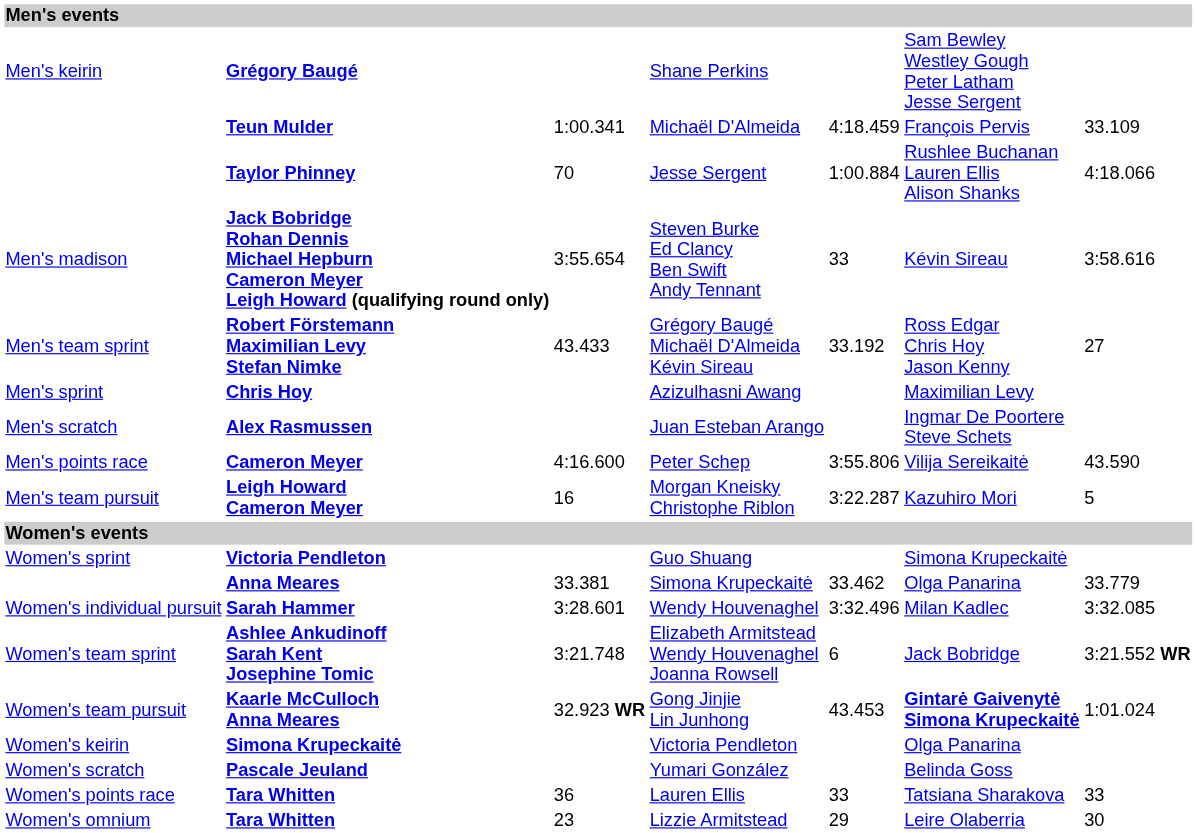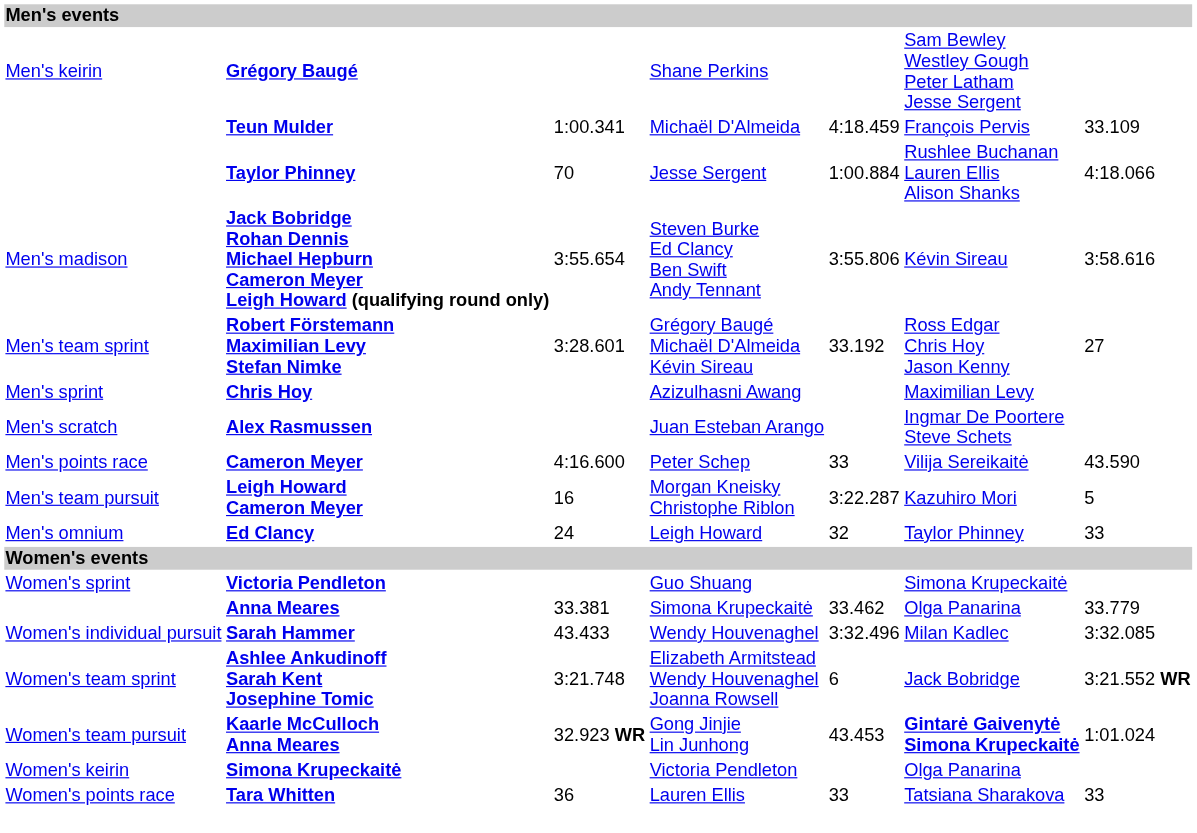(839, 259) 33 -> (864, 259) 3:55.806
(582, 346) 43.433 -> (589, 346) 3:28.601
(864, 462) 3:55.806 -> (839, 462) 33
+ row: (706, 533)
(589, 608) 3:28.601 -> (582, 633) 43.433
- row: (719, 770)
- row: (719, 820)
